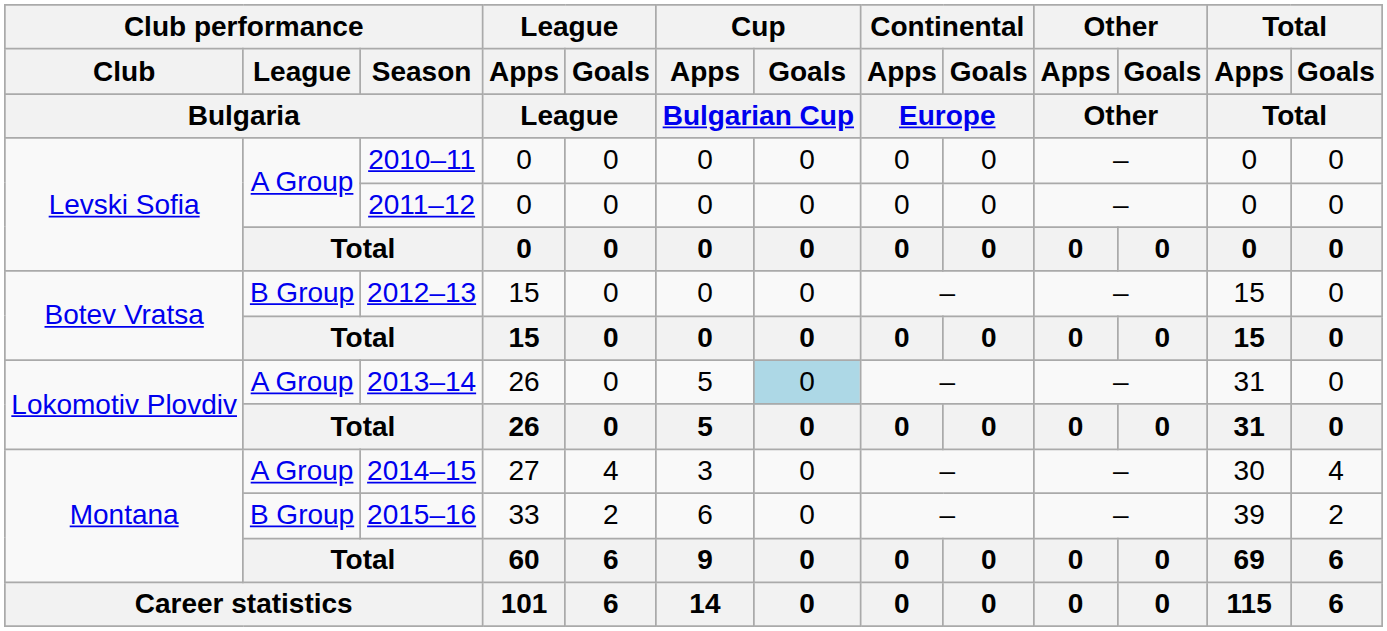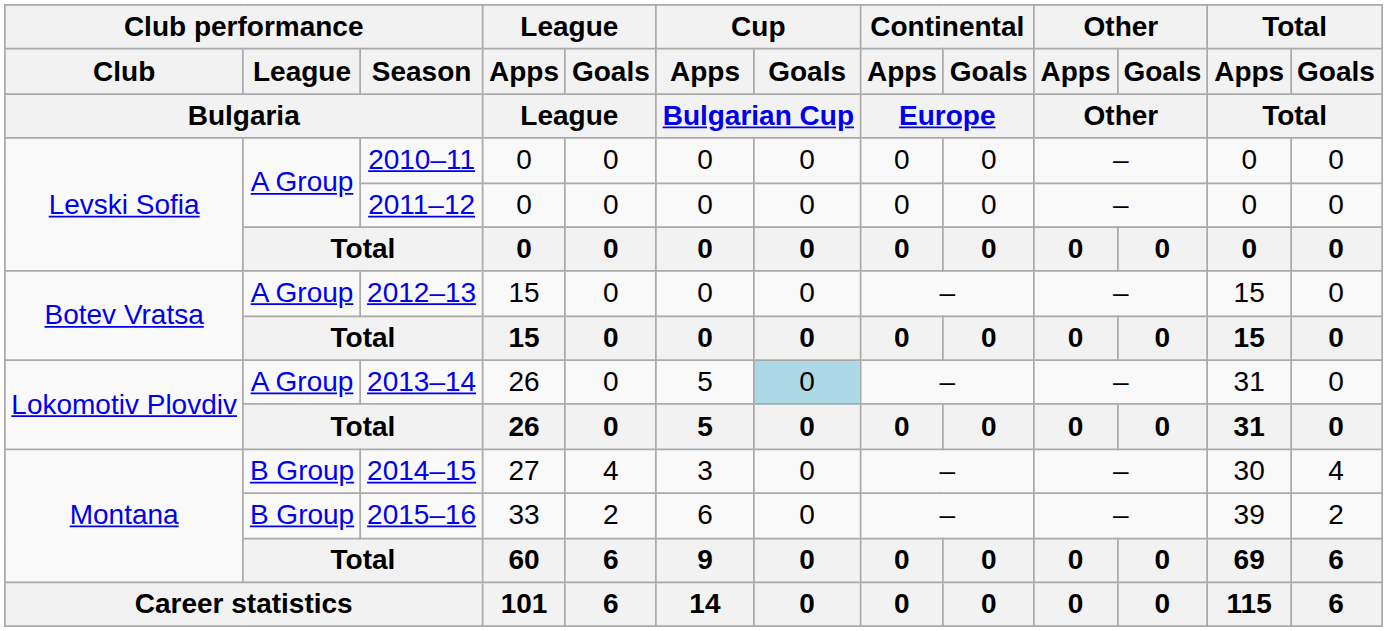(302, 293) B Group -> (302, 293) A Group
(302, 470) A Group -> (302, 470) B Group
